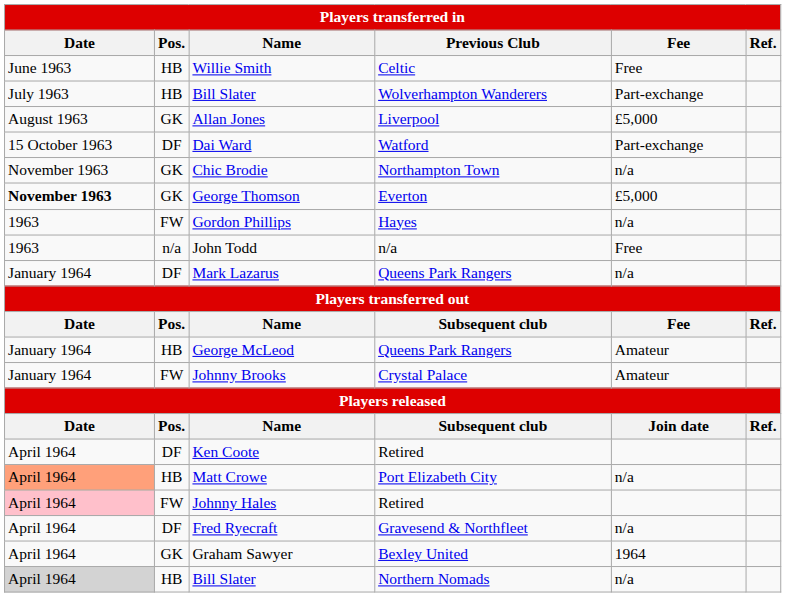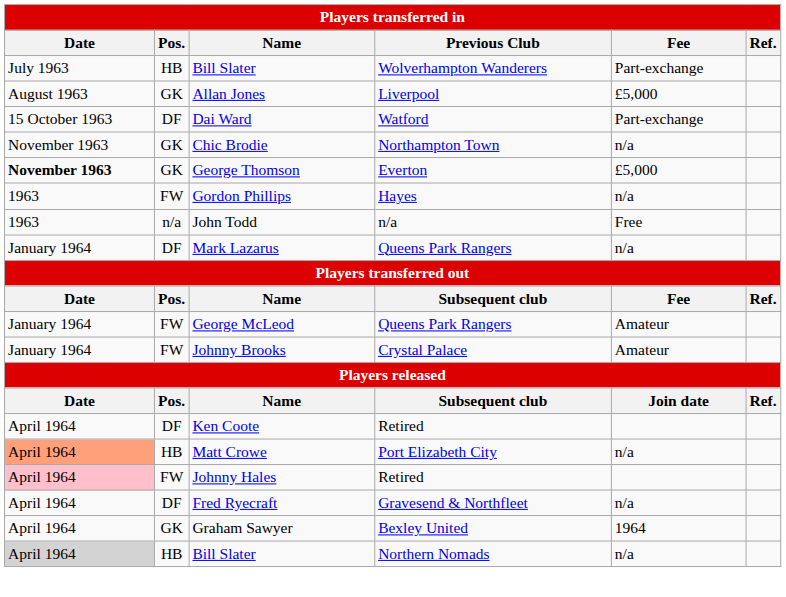- row: (232, 68)
(172, 349) HB -> (172, 324) FW
